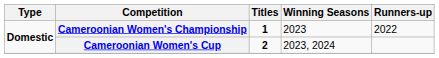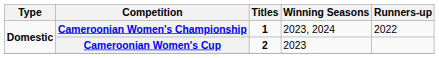(295, 29) 2023 -> (309, 29) 2023, 2024
(309, 45) 2023, 2024 -> (295, 45) 2023
